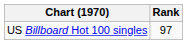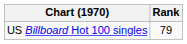(166, 30) 97 -> (166, 30) 79
